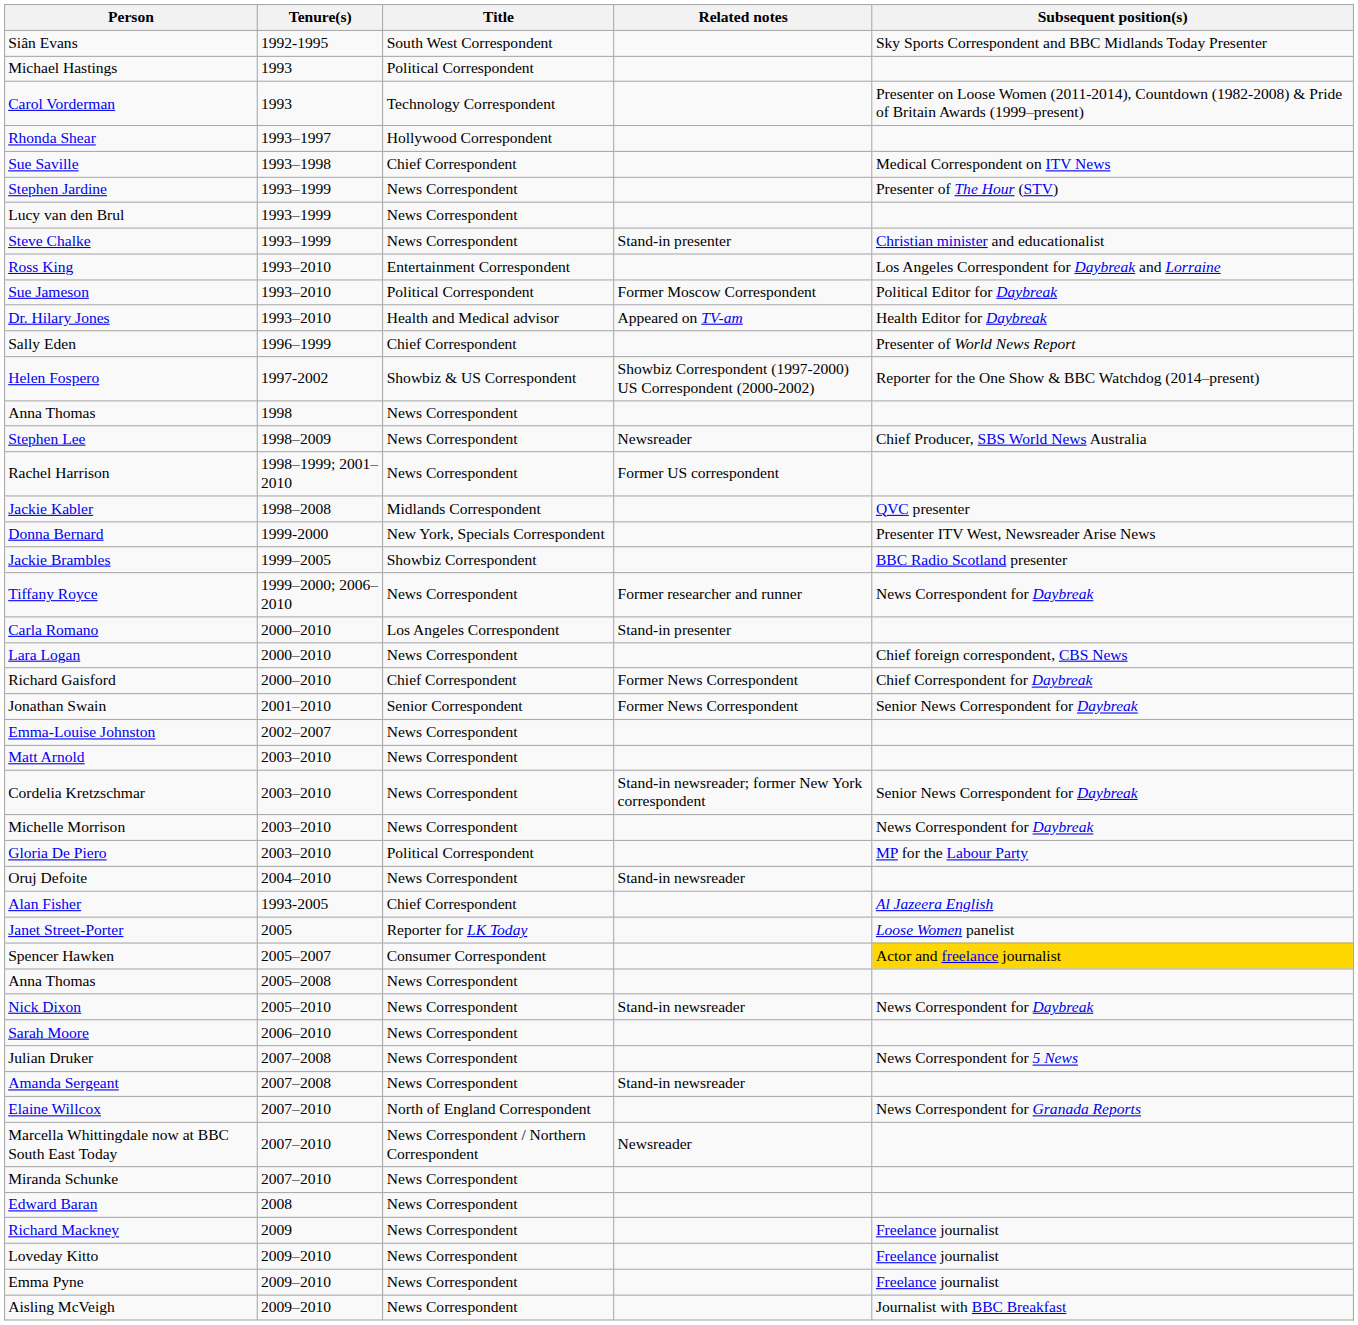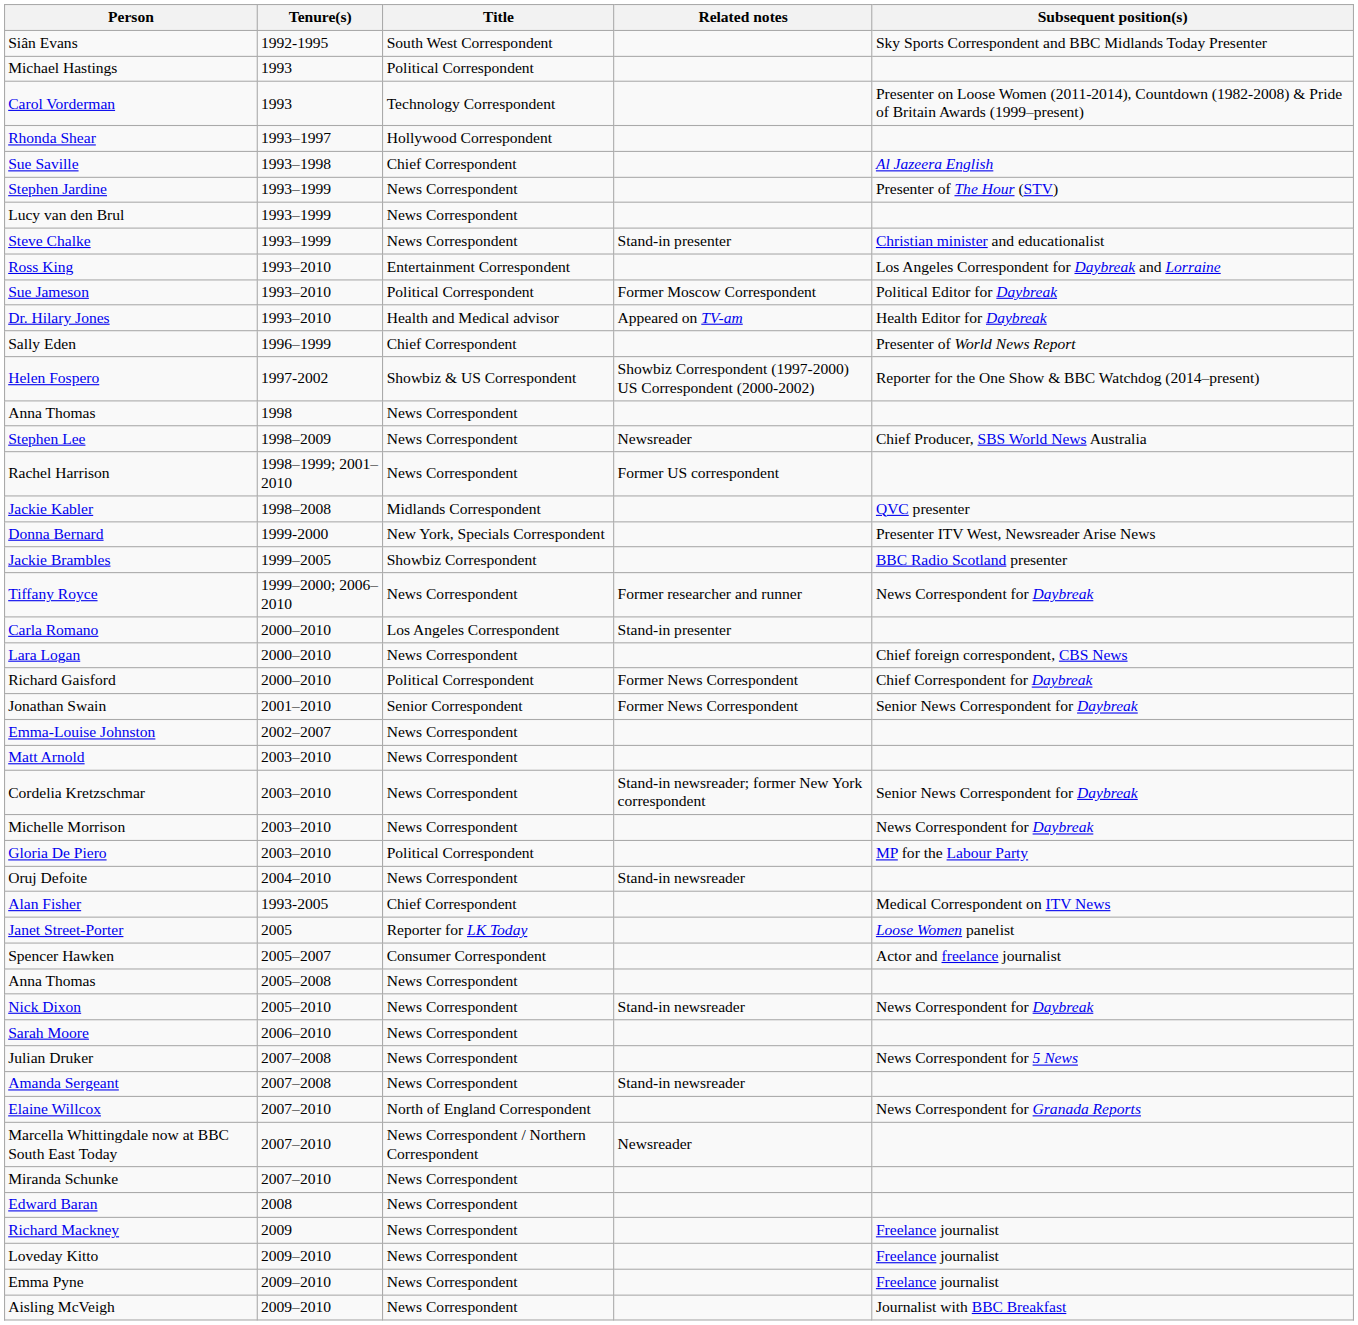(993, 164) Medical Correspondent on ITV News -> (935, 164) Al Jazeera English
(452, 681) Chief Correspondent -> (460, 681) Political Correspondent
(935, 904) Al Jazeera English -> (993, 904) Medical Correspondent on ITV News
(968, 955) gold background -> (968, 955) no background
